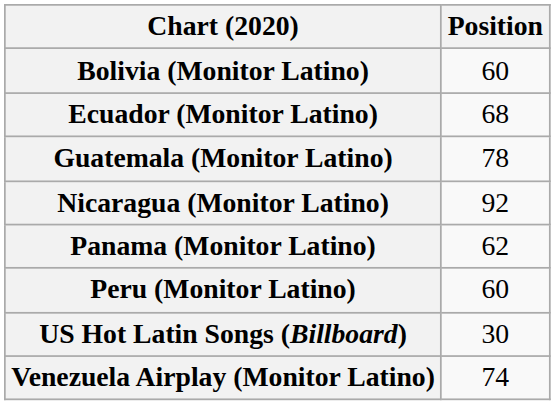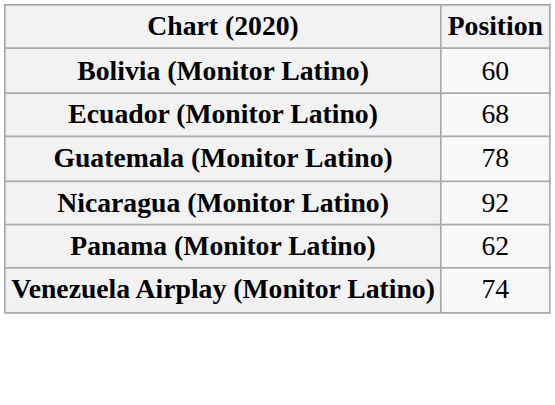- row: (223, 289)
- row: (223, 333)
